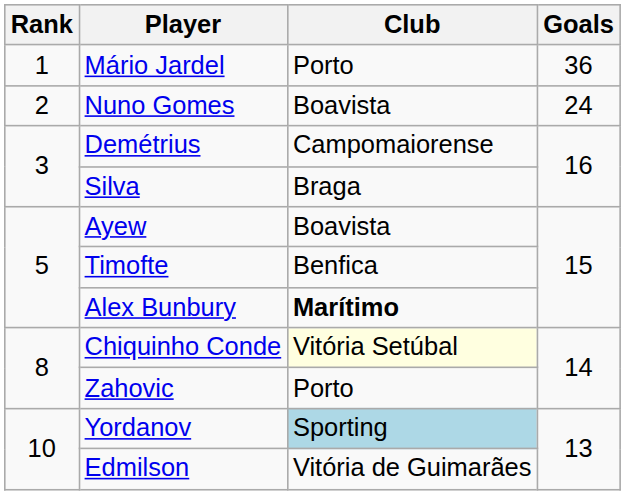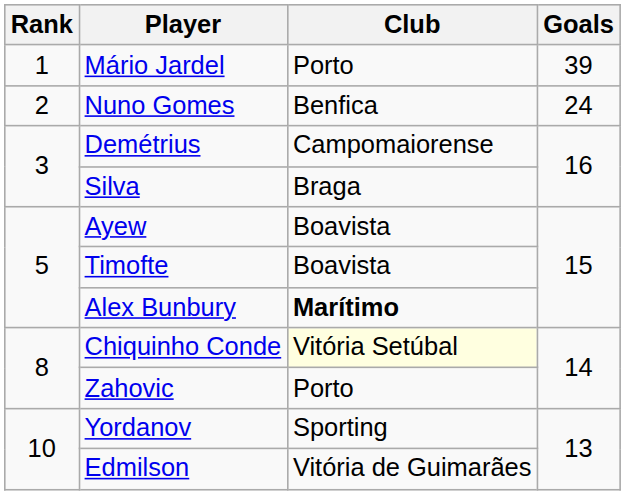(578, 65) 36 -> (578, 65) 39
(342, 105) Boavista -> (335, 105) Benfica
(335, 266) Benfica -> (342, 266) Boavista
(340, 428) lightblue background -> (340, 428) no background
